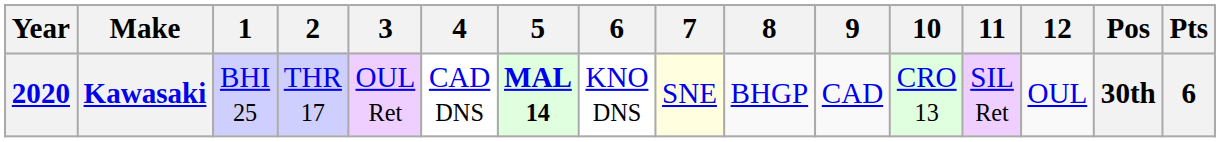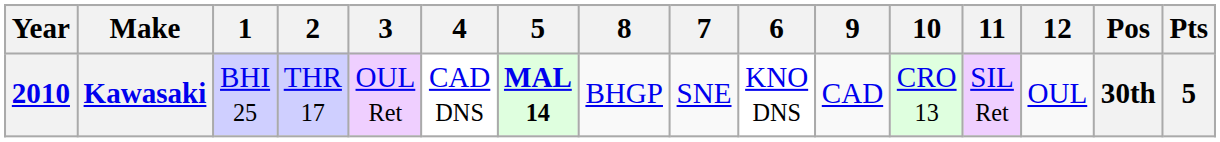columns swapped: (617, 28) <-> (769, 28)
(41, 94) 2020 -> (41, 94) 2010
(690, 94) lightyellow background -> (704, 94) no background
(1189, 94) 6 -> (1189, 94) 5
